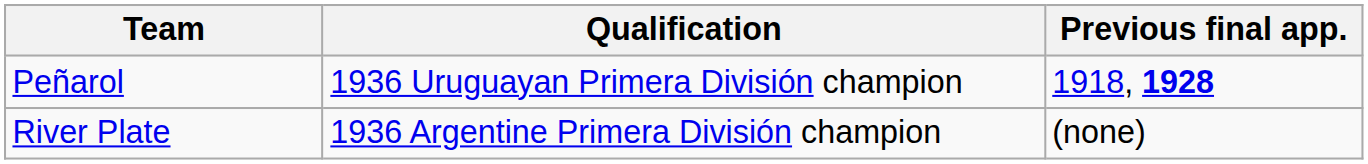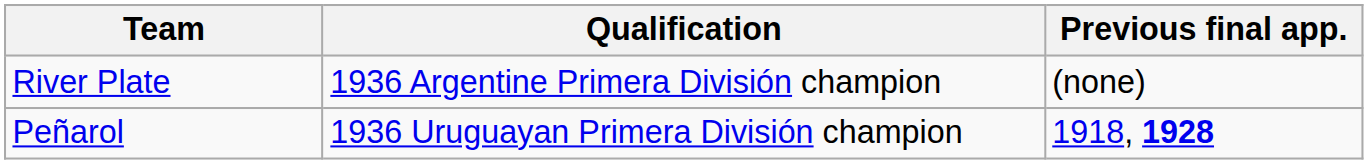rows swapped: (68, 81) <-> (91, 132)
